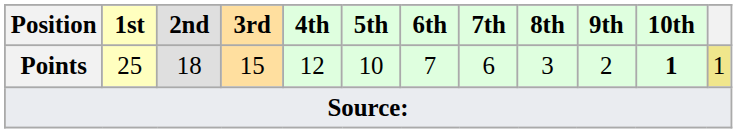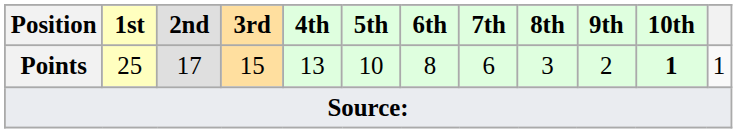(189, 65) 18 -> (189, 65) 17
(312, 65) 12 -> (312, 65) 13
(430, 65) 7 -> (430, 65) 8
(719, 65) khaki background -> (719, 65) no background
